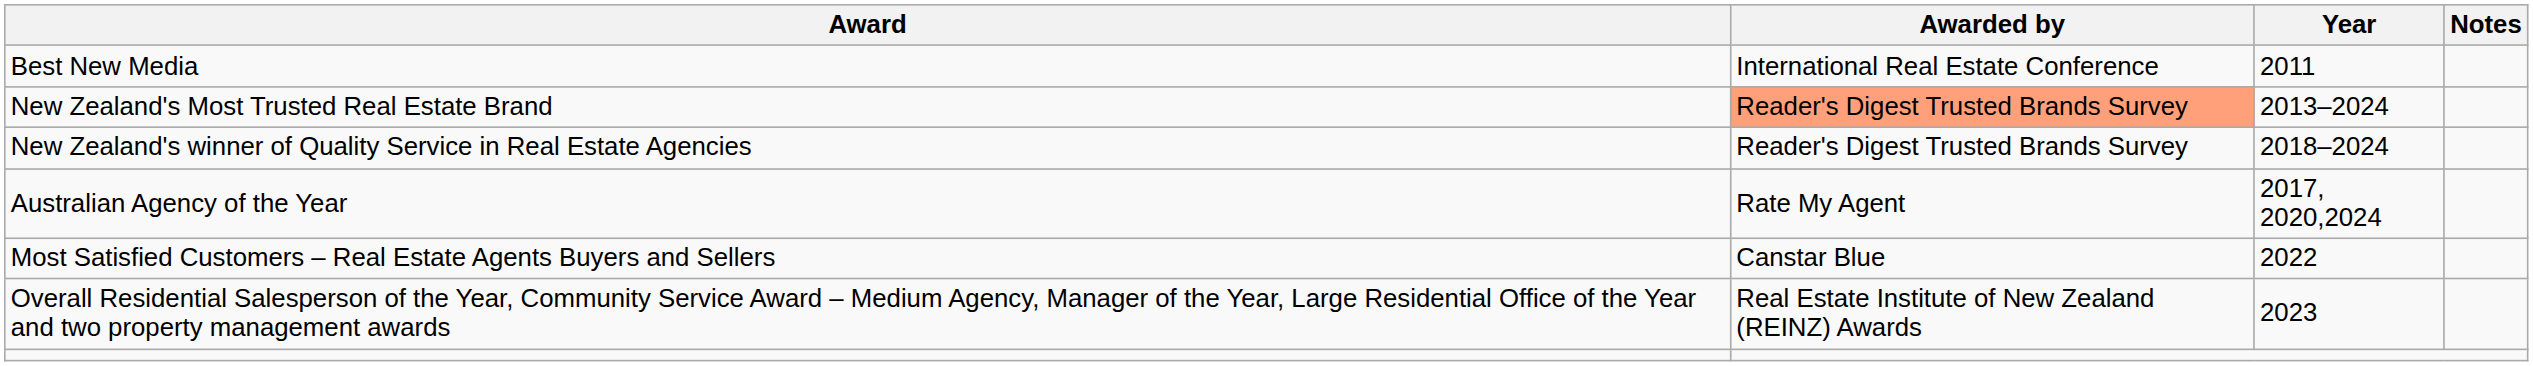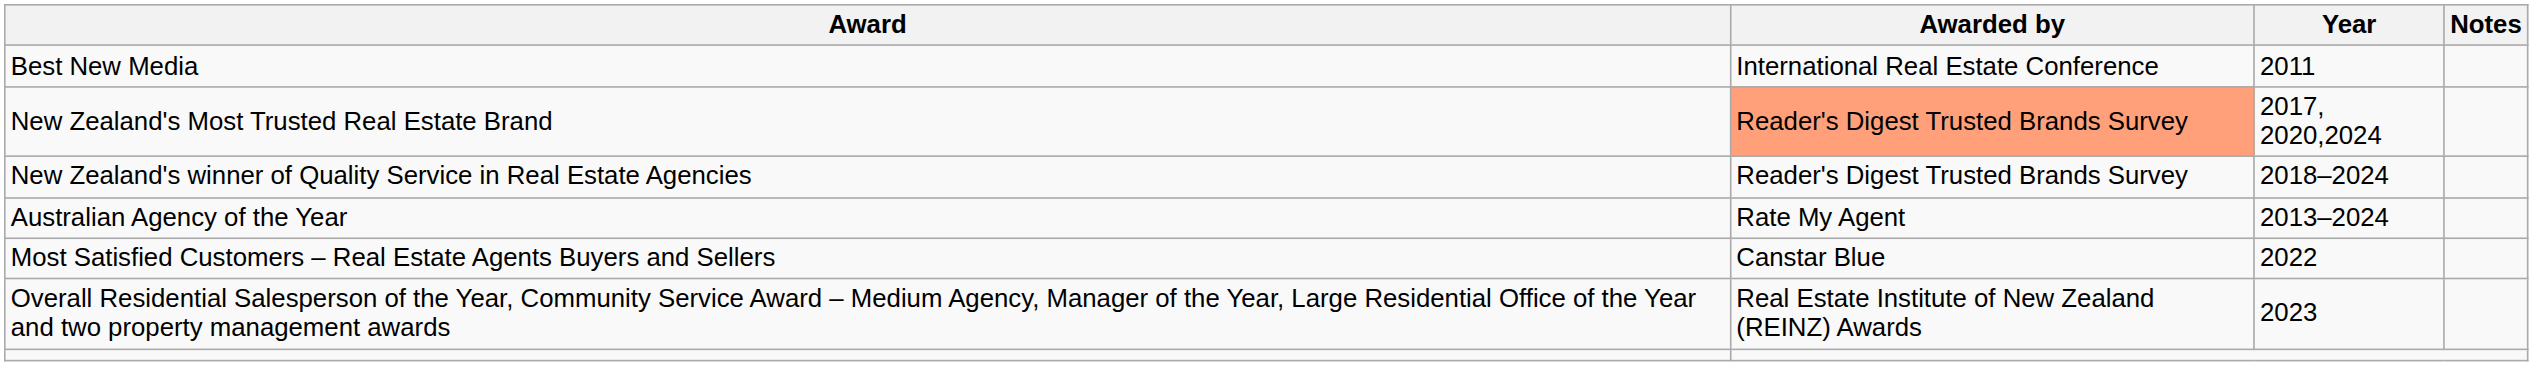(2324, 106) 2013–2024 -> (2321, 121) 2017, 2020,2024
(2321, 202) 2017, 2020,2024 -> (2324, 217) 2013–2024
